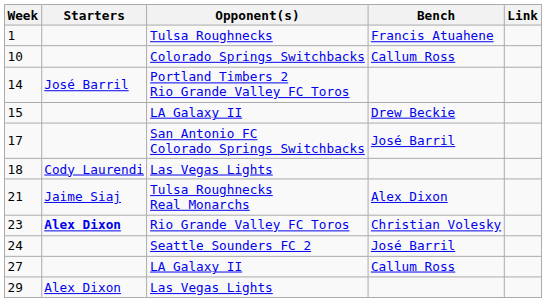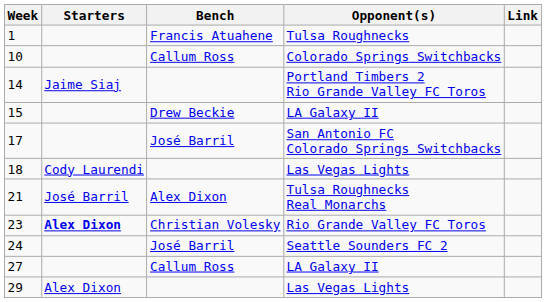columns swapped: (436, 15) <-> (257, 15)
(86, 85) José Barril -> (83, 85) Jaime Siaj
(83, 197) Jaime Siaj -> (86, 197) José Barril
